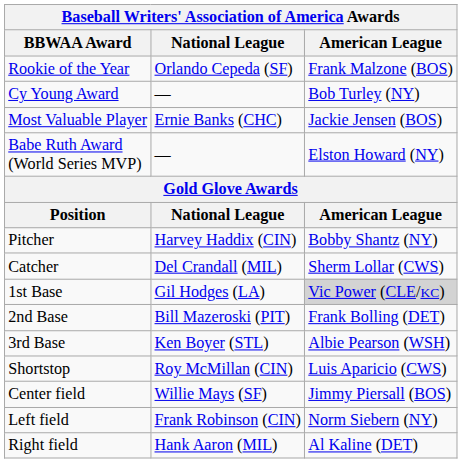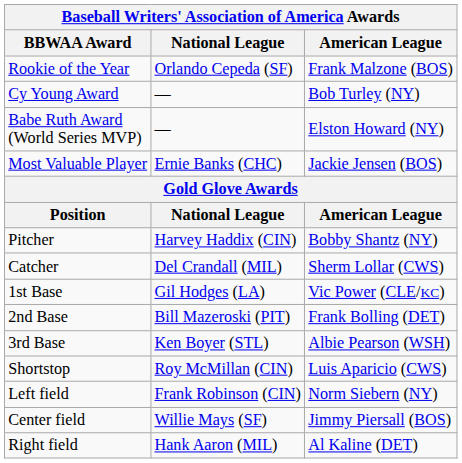rows swapped: (78, 119) <-> (75, 154)
(376, 291) lightgrey background -> (376, 291) no background
rows swapped: (39, 419) <-> (47, 394)
